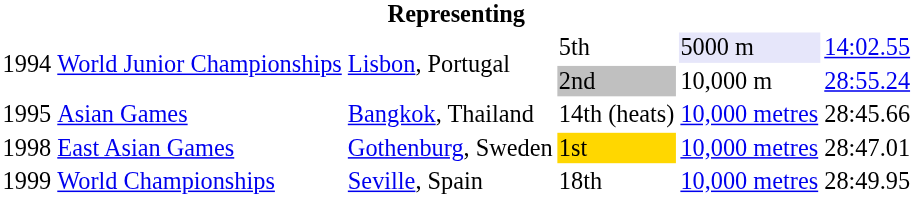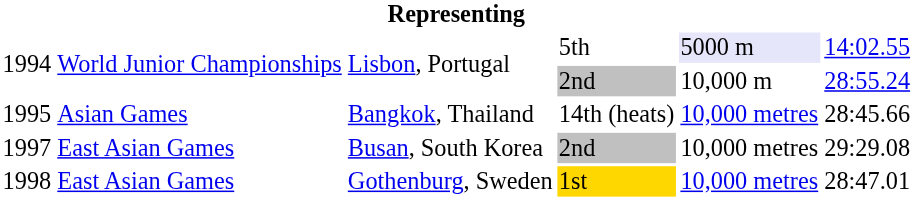+ row: (27, 147)
- row: (27, 181)
